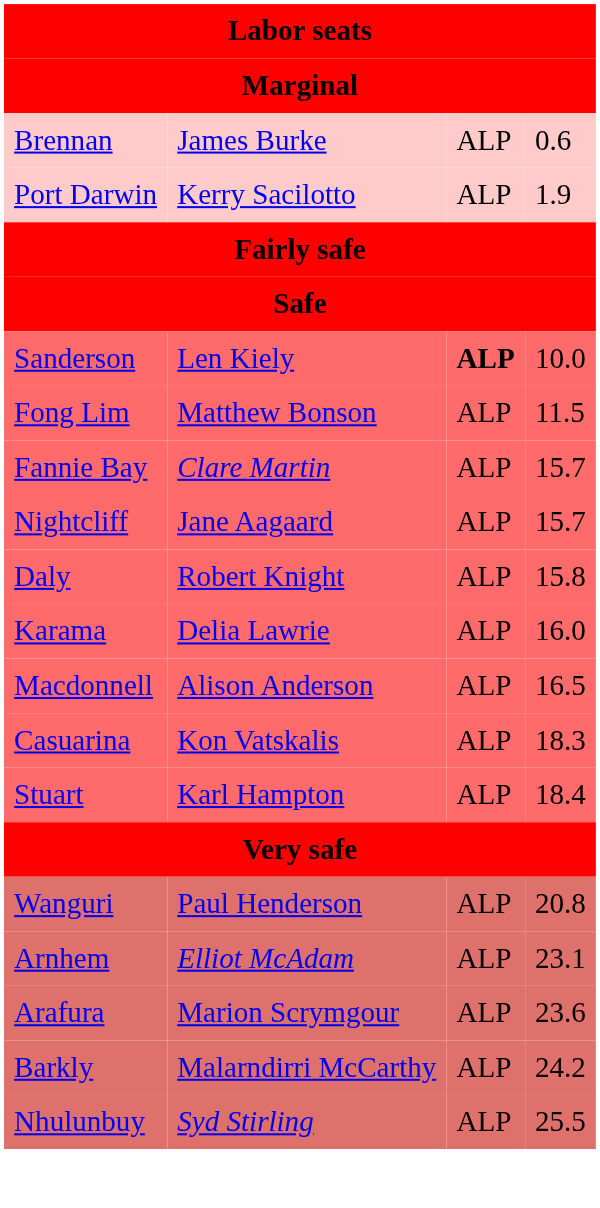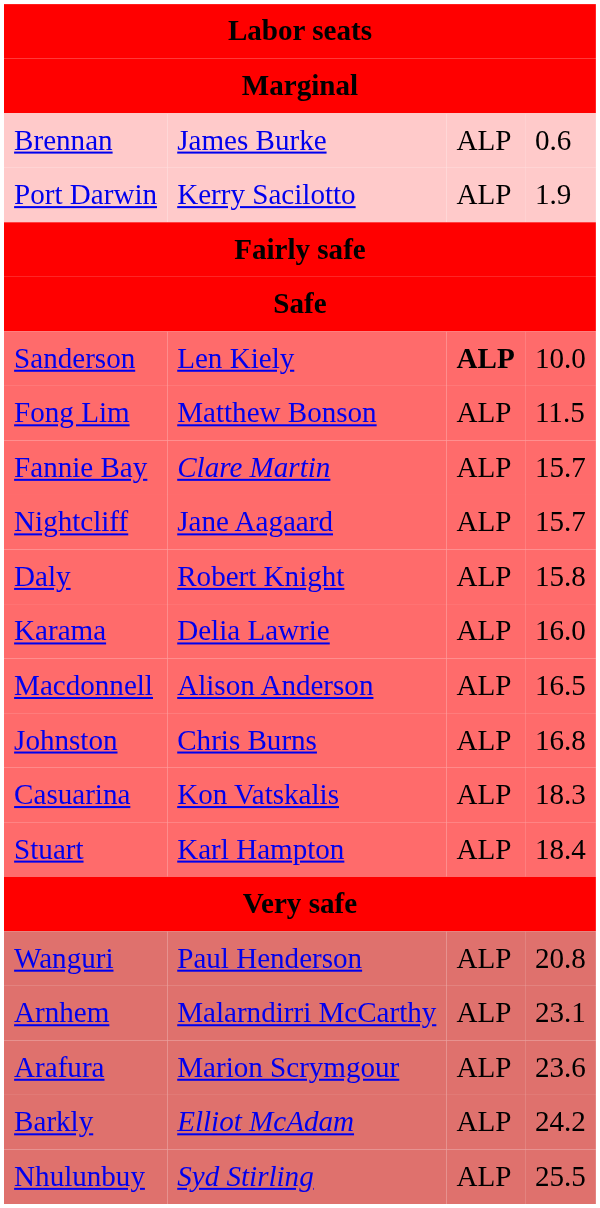+ row: (66, 739)
(266, 957) Elliot McAdam -> (307, 1012) Malarndirri McCarthy
(307, 1066) Malarndirri McCarthy -> (266, 1121) Elliot McAdam
